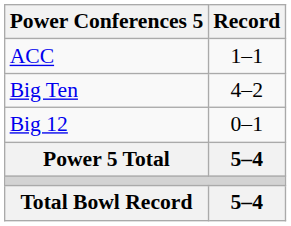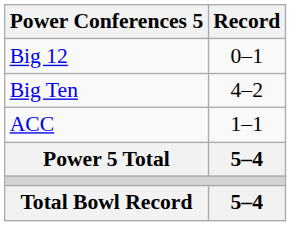rows swapped: (32, 55) <-> (39, 124)
